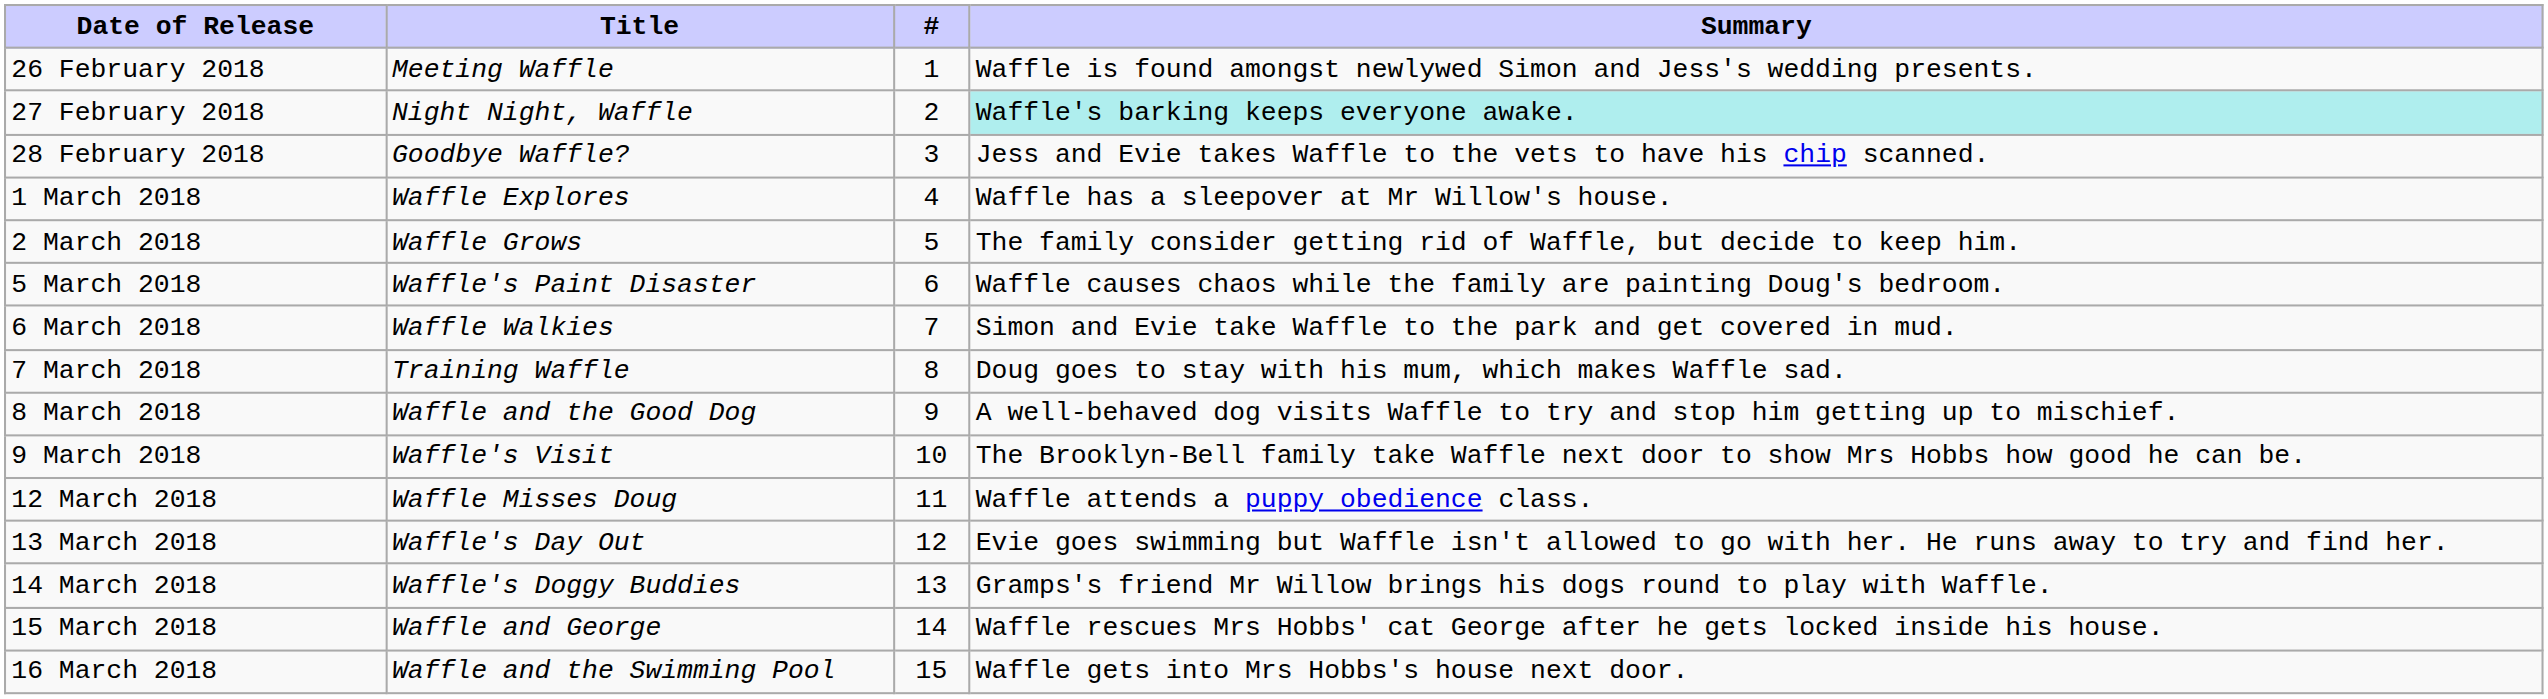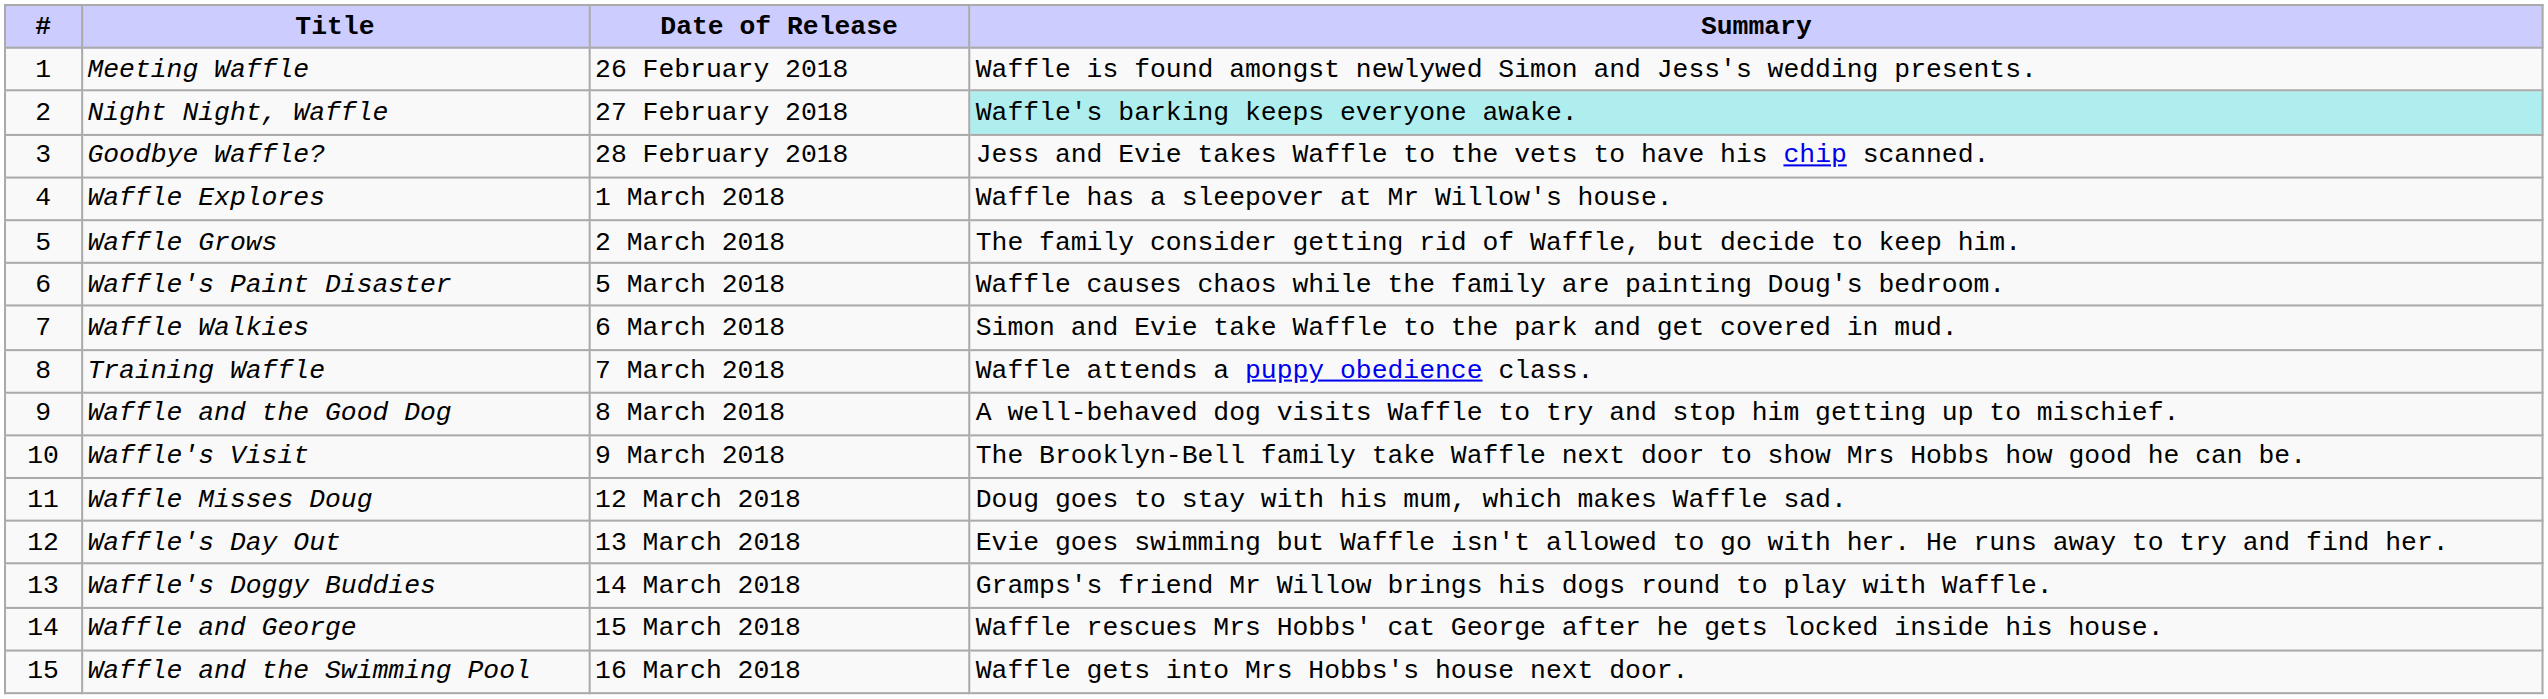columns swapped: (931, 27) <-> (195, 27)
(1411, 371) Doug goes to stay with his mum, which makes Waffle sad. -> (1285, 371) Waffle attends a puppy obedience class.
(1285, 500) Waffle attends a puppy obedience class. -> (1411, 500) Doug goes to stay with his mum, which makes Waffle sad.
